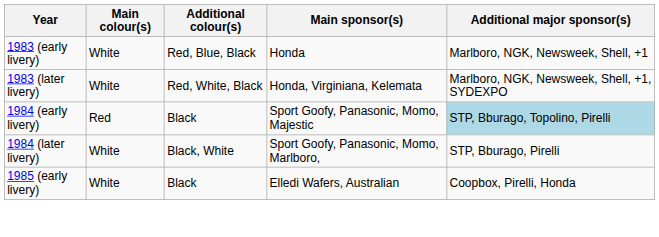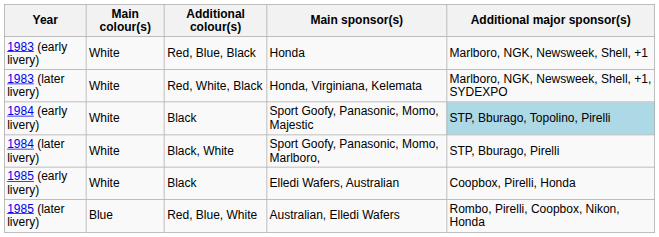(100, 118) Red -> (104, 118) White
+ row: (36, 215)
